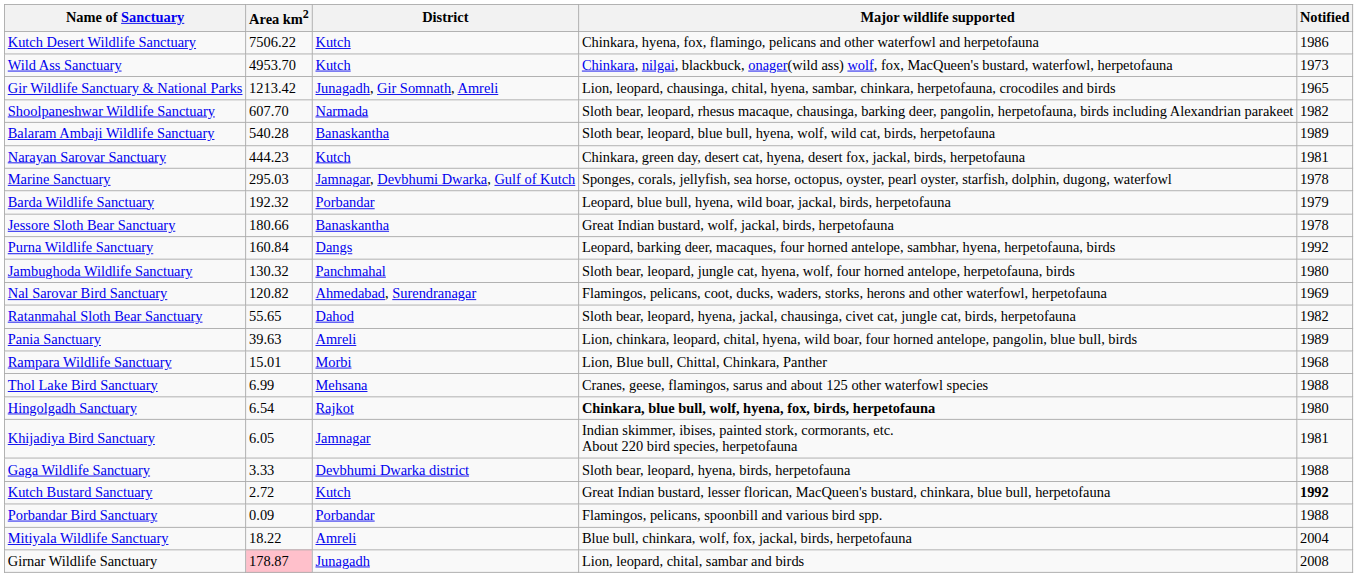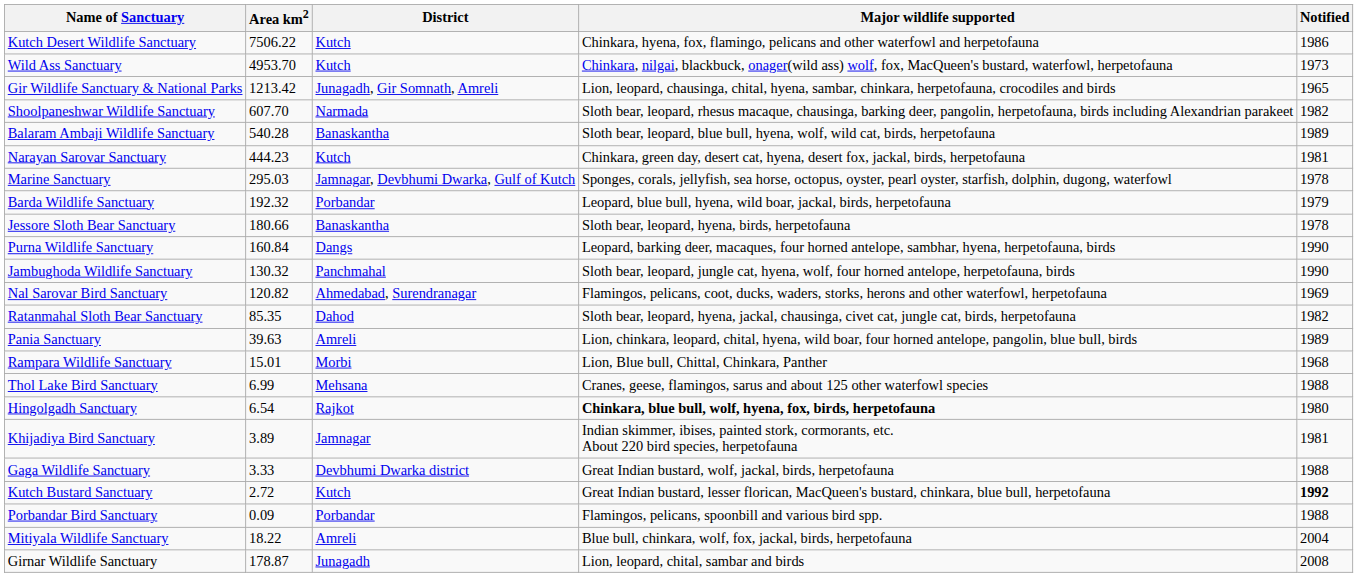(738, 225) Great Indian bustard, wolf, jackal, birds, herpetofauna -> (716, 225) Sloth bear, leopard, hyena, birds, herpetofauna
(1314, 248) 1992 -> (1314, 248) 1990
(1314, 271) 1980 -> (1314, 271) 1990
(265, 316) 55.65 -> (265, 316) 85.35
(262, 438) 6.05 -> (262, 438) 3.89
(716, 469) Sloth bear, leopard, hyena, birds, herpetofauna -> (738, 469) Great Indian bustard, wolf, jackal, birds, herpetofauna
(269, 561) pink background -> (269, 561) no background
